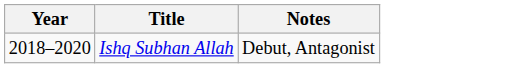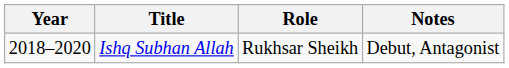+ column: (300, 18)
